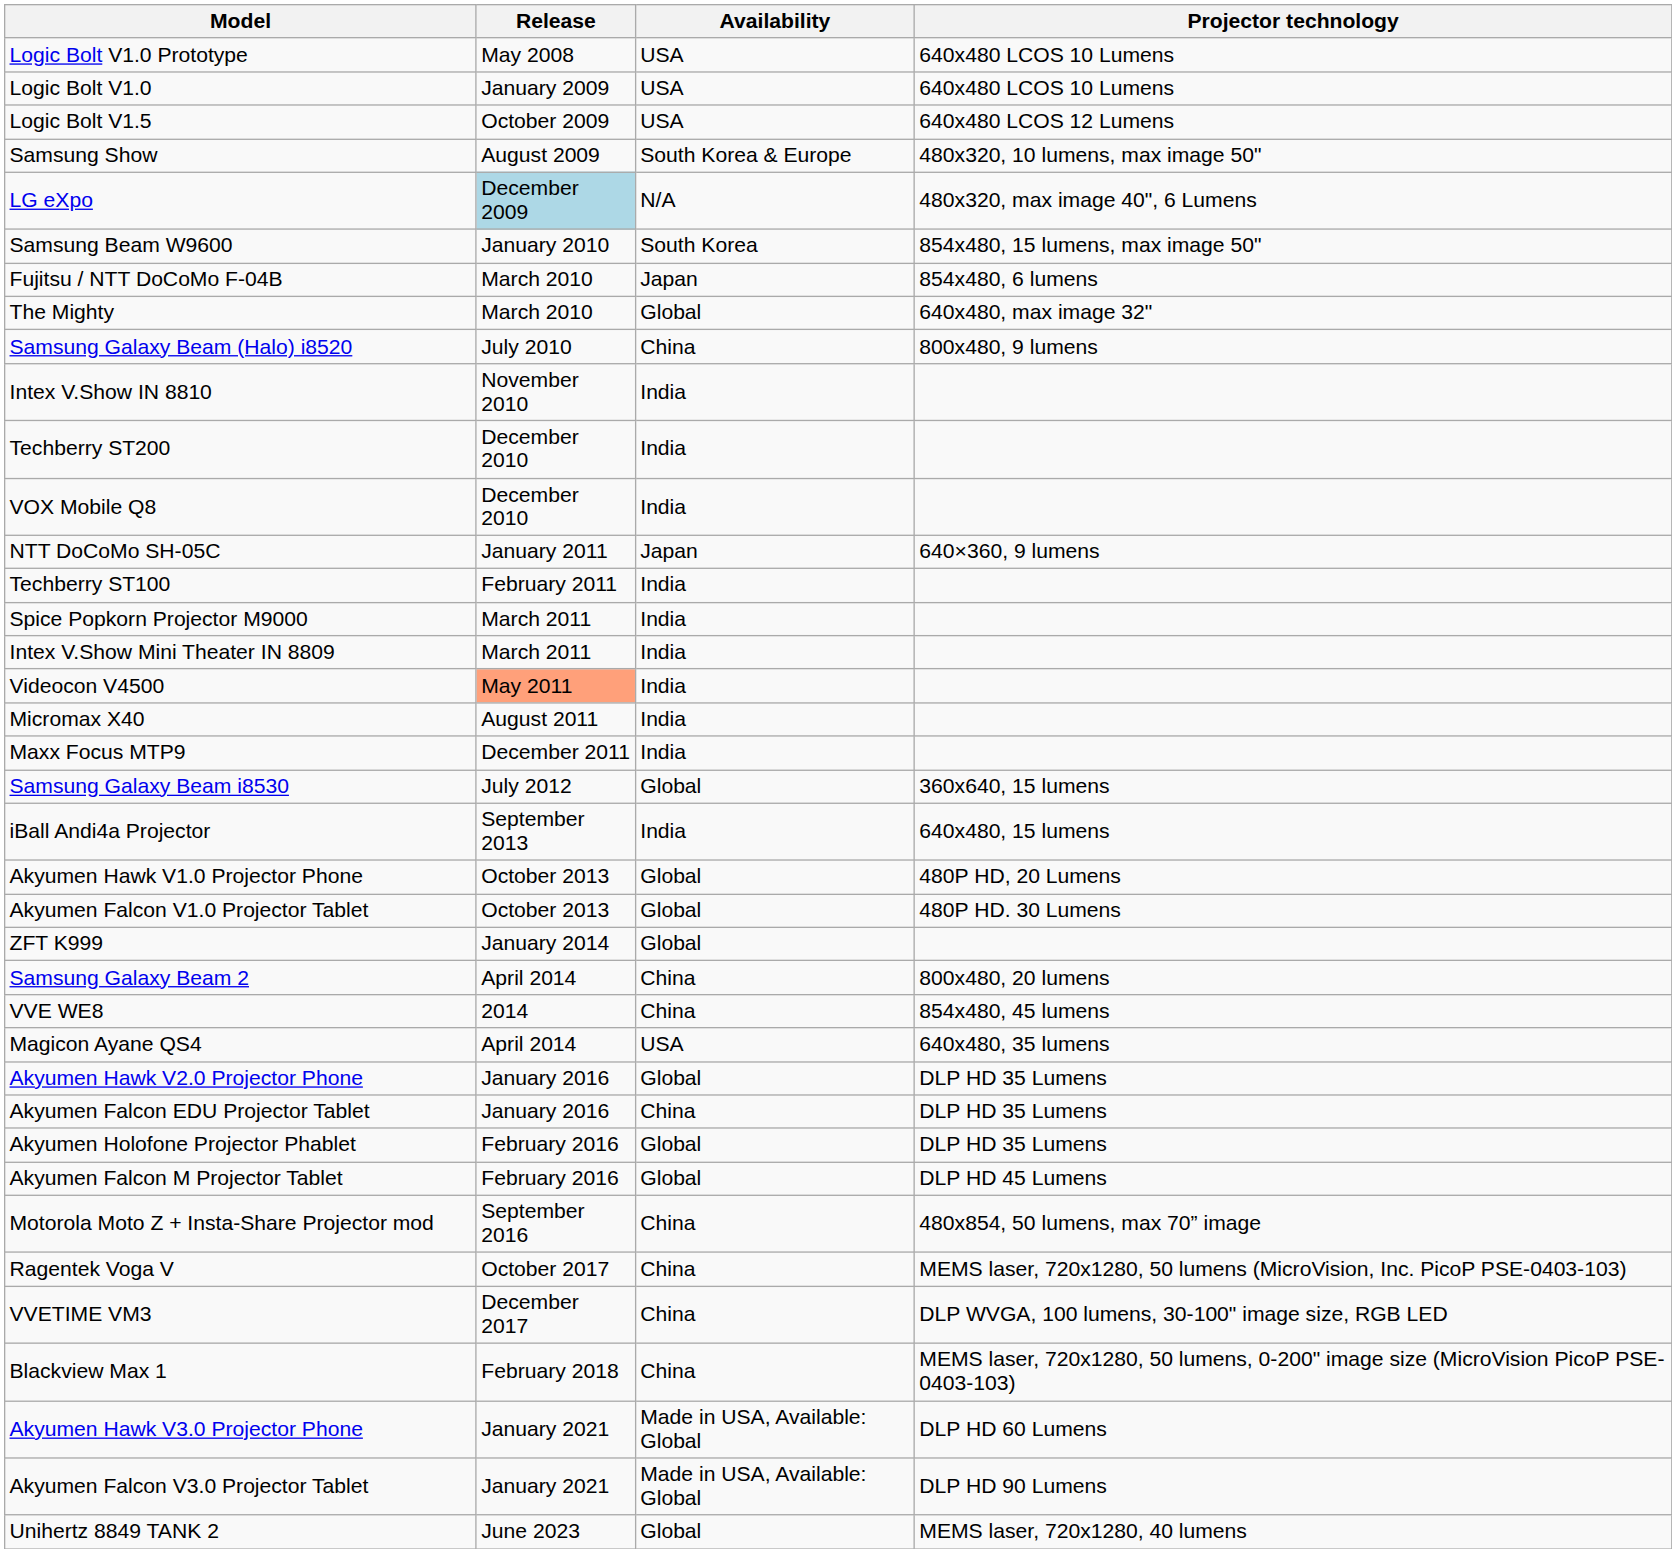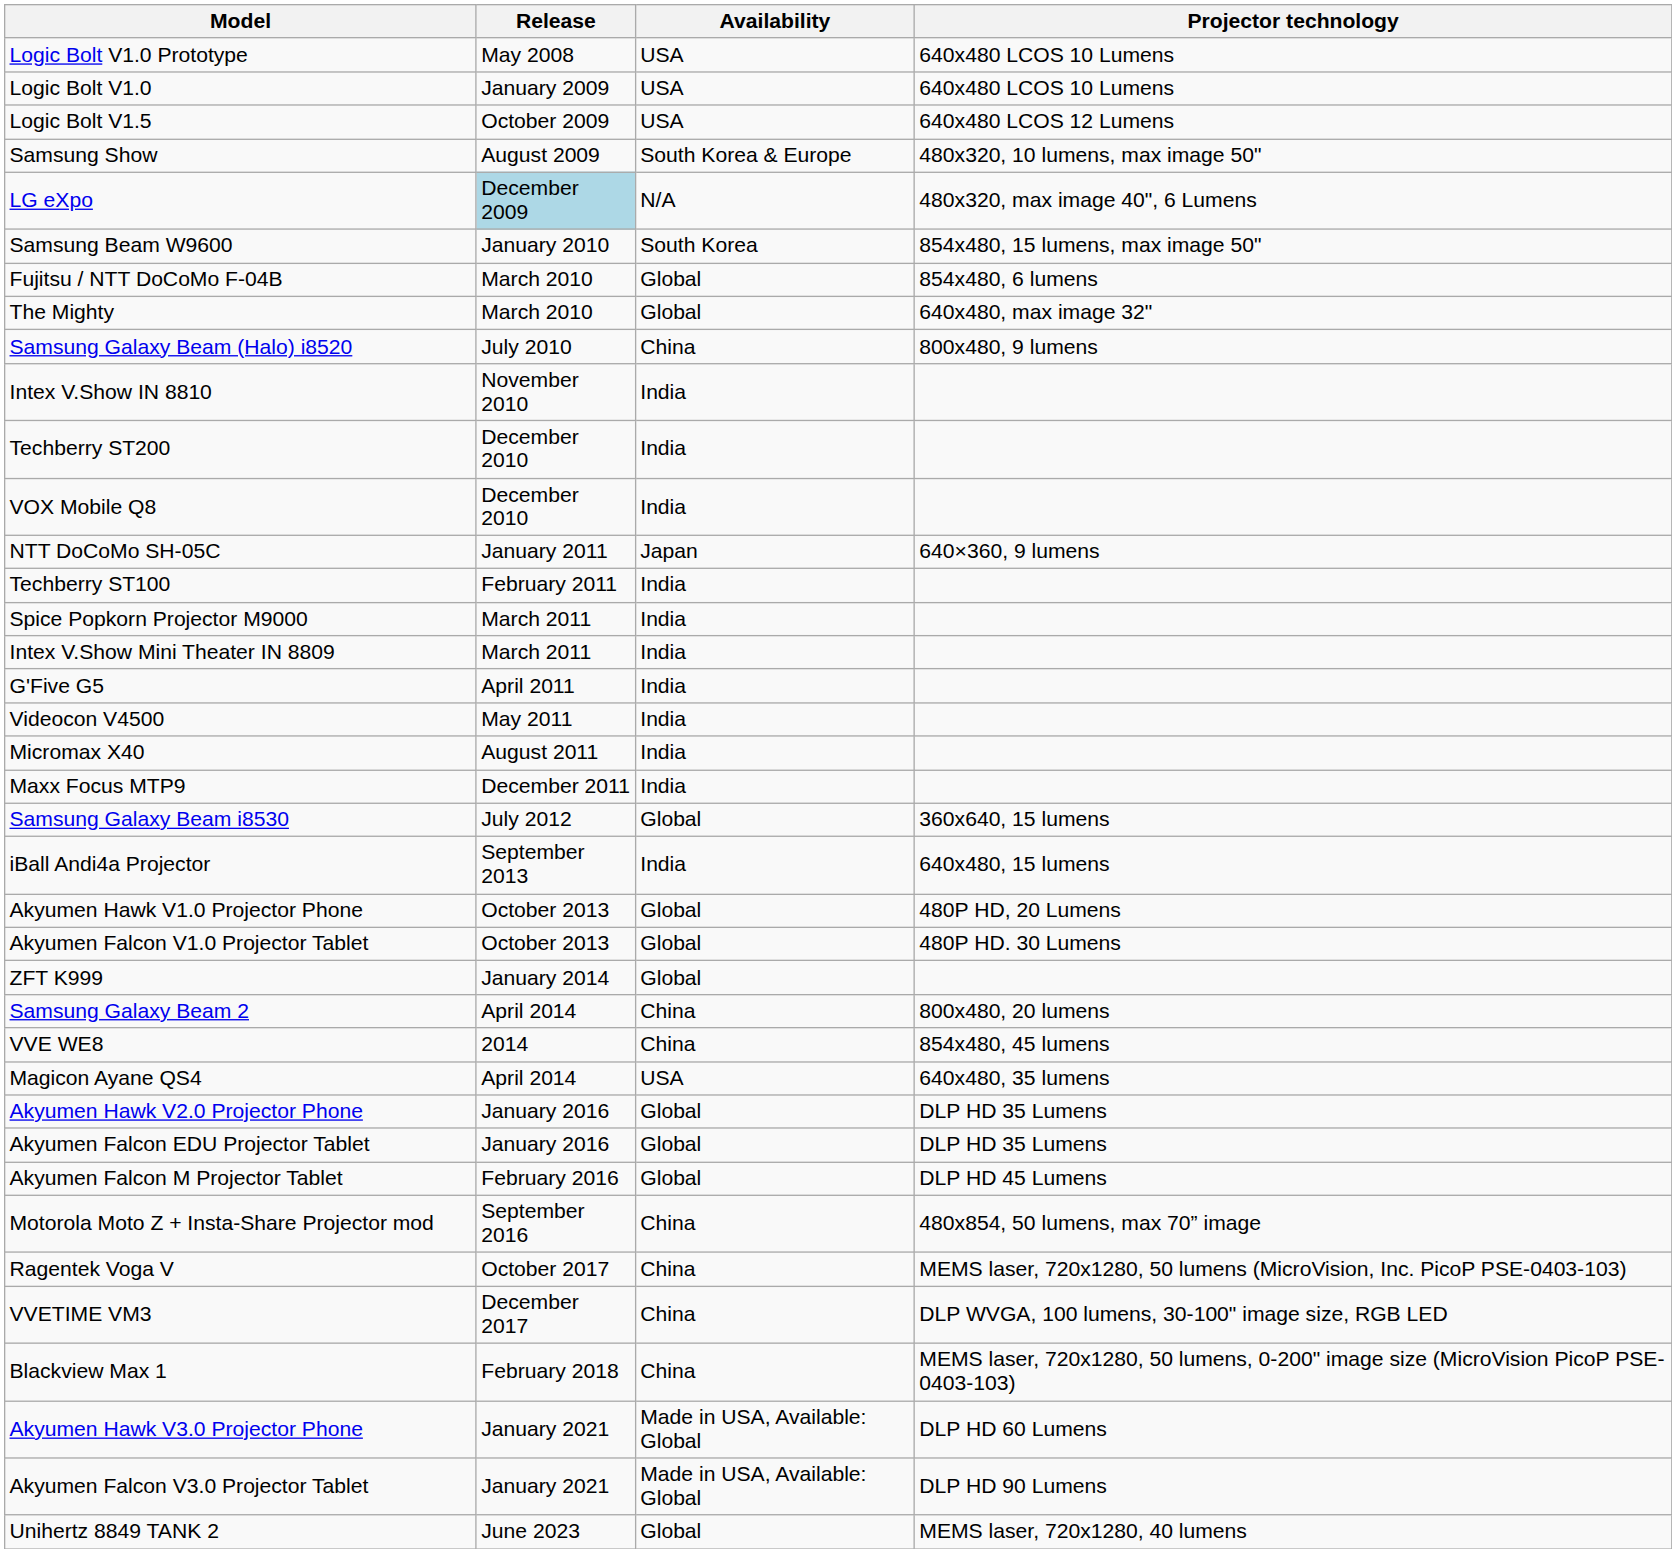(669, 279) Japan -> (671, 279) Global
+ row: (57, 685)
(527, 685) lightsalmon background -> (527, 719) no background
(668, 1111) China -> (671, 1144) Global
- row: (183, 1144)
